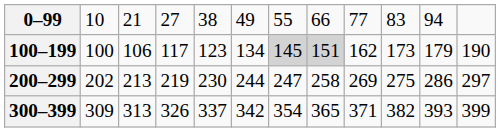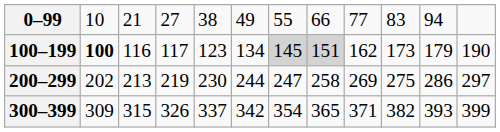(99, 50) normal -> (99, 50) bold
(137, 50) 106 -> (137, 50) 116
(137, 111) 313 -> (137, 111) 315
